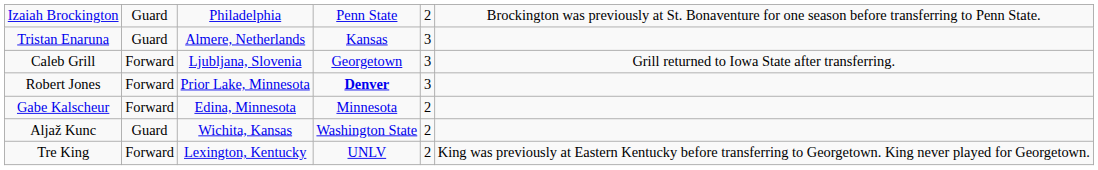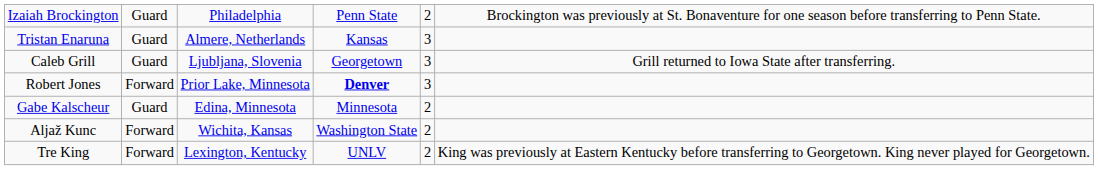(150, 61) Forward -> (150, 61) Guard
(150, 107) Forward -> (150, 107) Guard
(150, 130) Guard -> (150, 130) Forward
